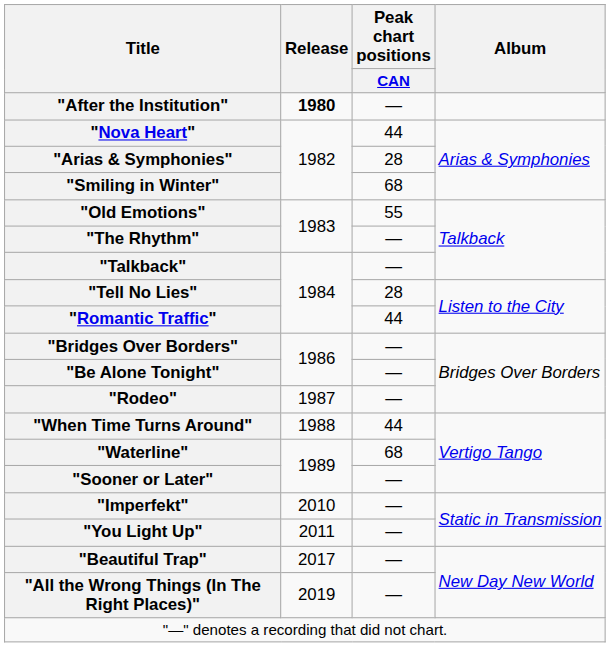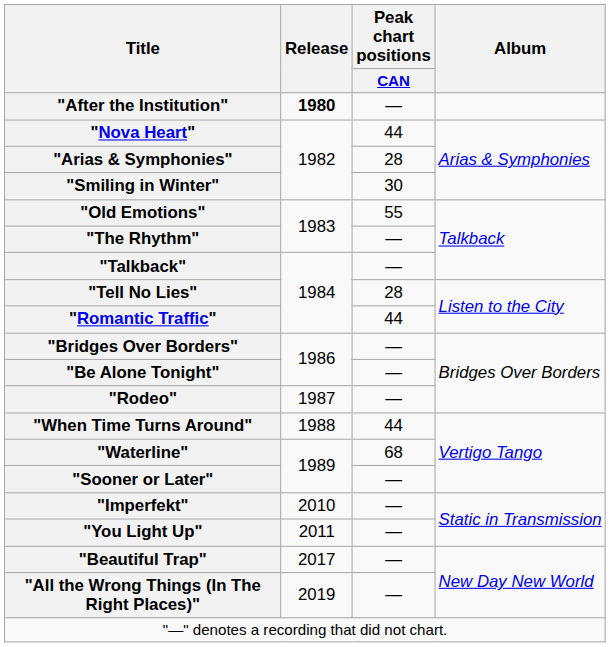(394, 186) 68 -> (394, 186) 30
